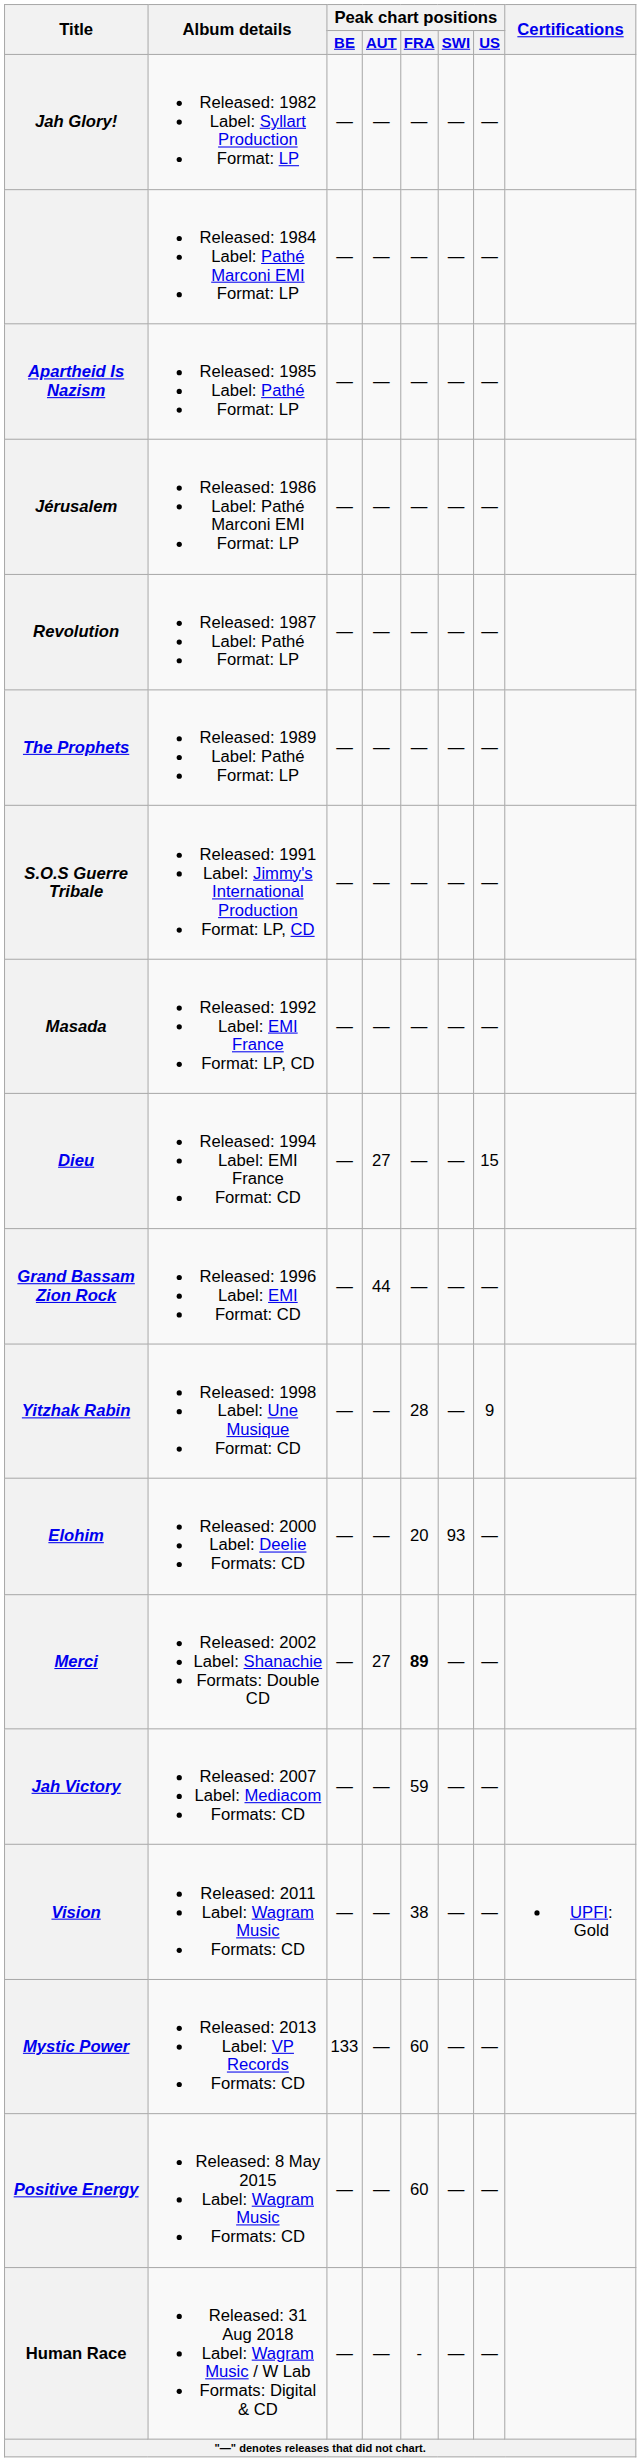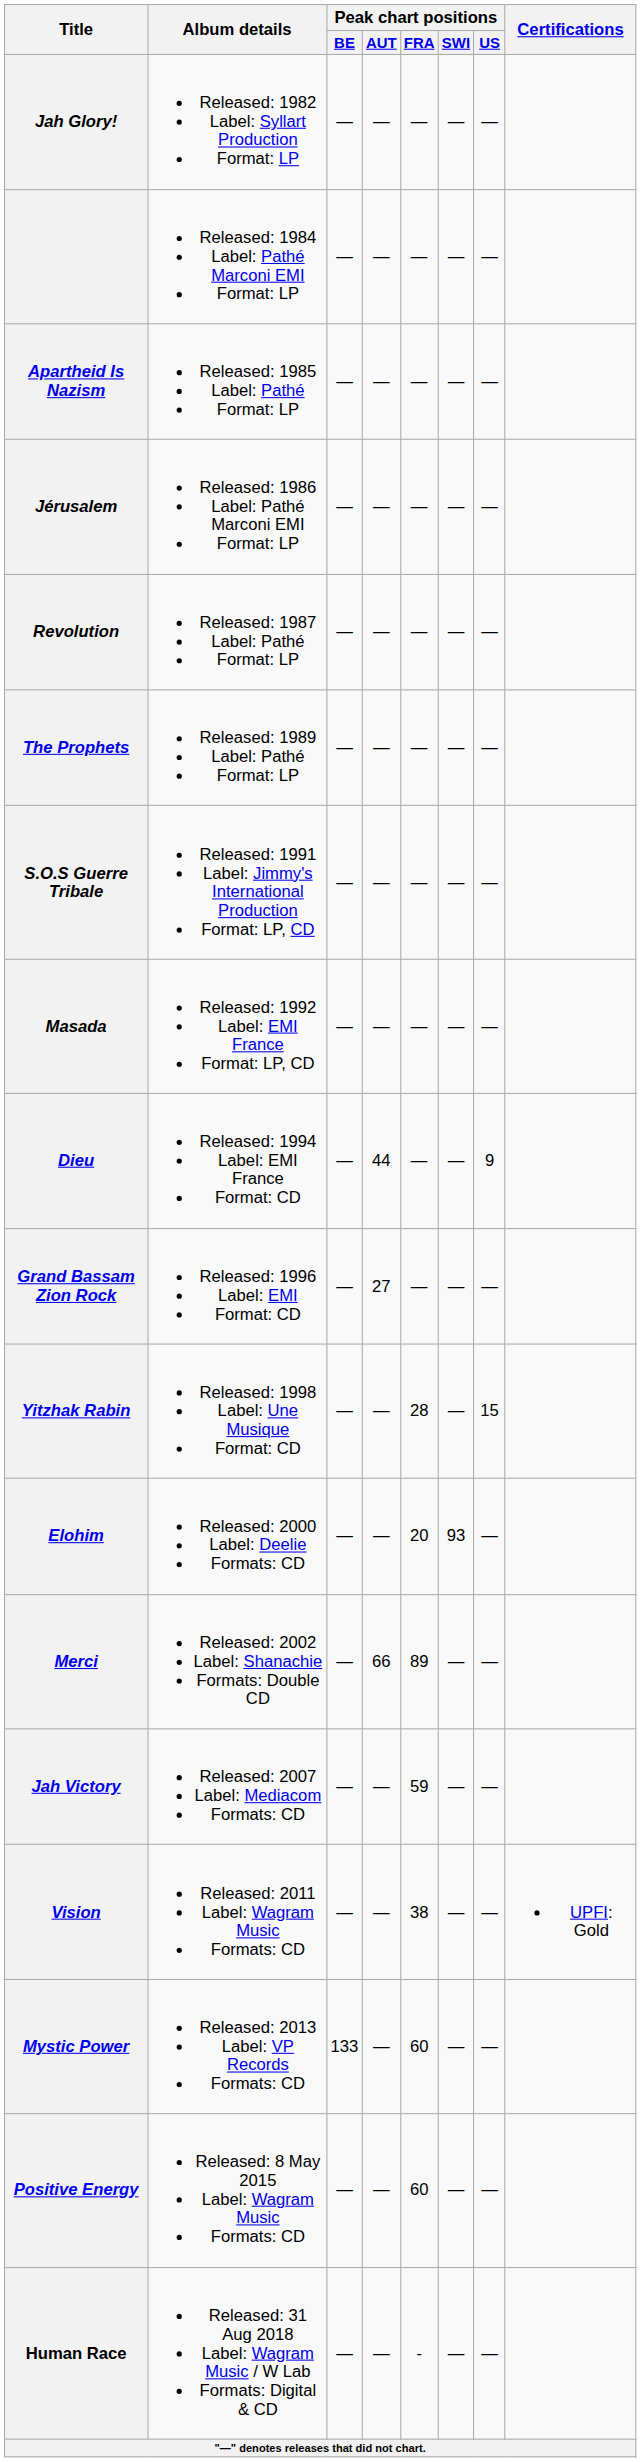(381, 1160) 27 -> (381, 1160) 44
(490, 1160) 15 -> (490, 1160) 9
(381, 1285) 44 -> (381, 1285) 27
(490, 1411) 9 -> (490, 1411) 15
(381, 1661) 27 -> (381, 1661) 66
(419, 1661) bold -> (419, 1661) normal
